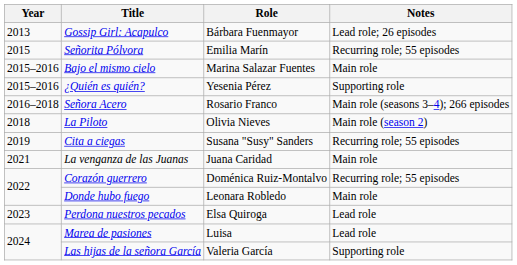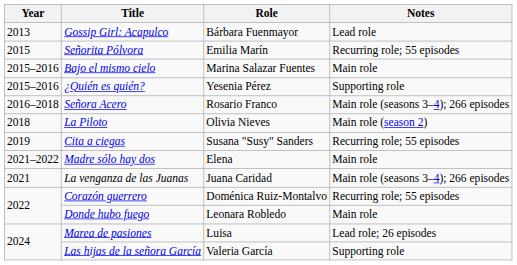(384, 31) Lead role; 26 episodes -> (354, 31) Lead role
+ row: (110, 159)
(355, 159) Main role -> (421, 178) Main role (seasons 3–4); 266 episodes
- row: (125, 214)
(354, 232) Lead role -> (384, 232) Lead role; 26 episodes
